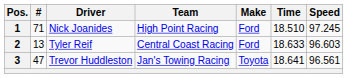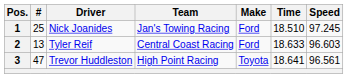(39, 29) 71 -> (39, 29) 25
(178, 29) High Point Racing -> (183, 29) Jan's Towing Racing
(183, 61) Jan's Towing Racing -> (178, 61) High Point Racing
